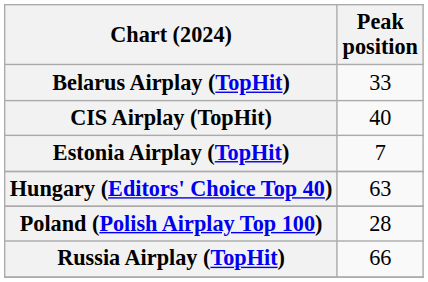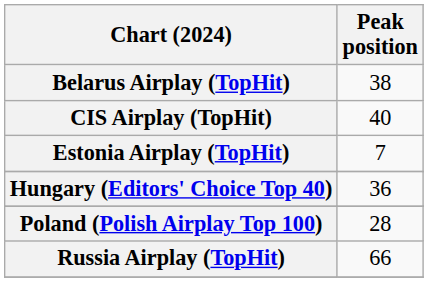(380, 82) 33 -> (380, 82) 38
(380, 188) 63 -> (380, 188) 36
